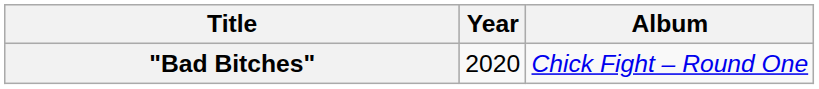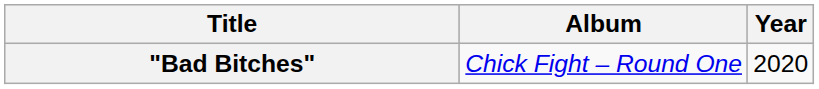columns swapped: (493, 24) <-> (670, 24)
